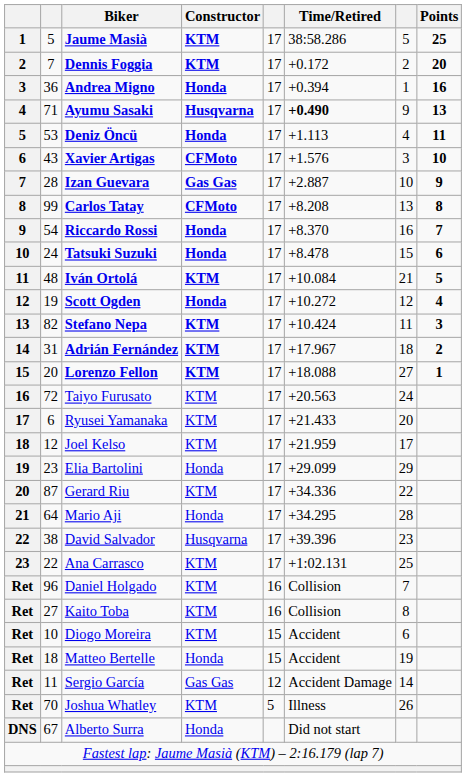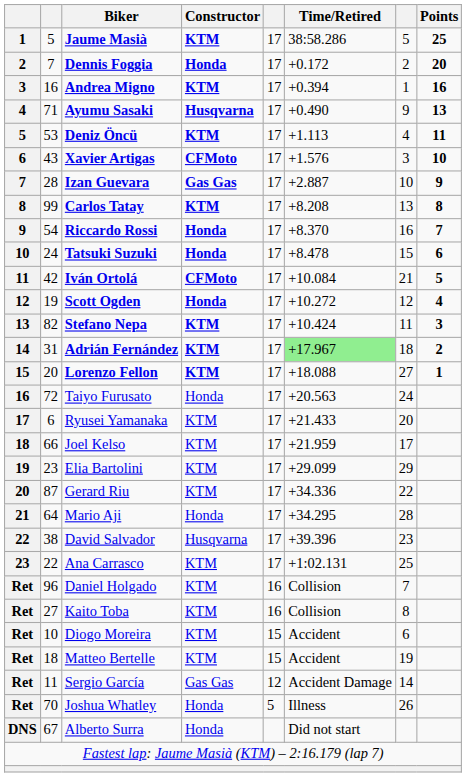(202, 63) KTM -> (206, 63) Honda
(51, 87) 36 -> (51, 87) 16
(206, 87) Honda -> (202, 87) KTM
(309, 111) bold -> (309, 111) normal
(206, 134) Honda -> (202, 134) KTM
(211, 206) CFMoto -> (202, 206) KTM
(51, 277) 48 -> (51, 277) 42
(202, 277) KTM -> (211, 277) CFMoto
(312, 348) no background -> (312, 348) lightgreen background
(201, 396) KTM -> (204, 396) Honda
(51, 444) 12 -> (51, 444) 66
(204, 467) Honda -> (201, 467) KTM
(204, 658) Honda -> (201, 658) KTM
(201, 705) KTM -> (204, 705) Honda
